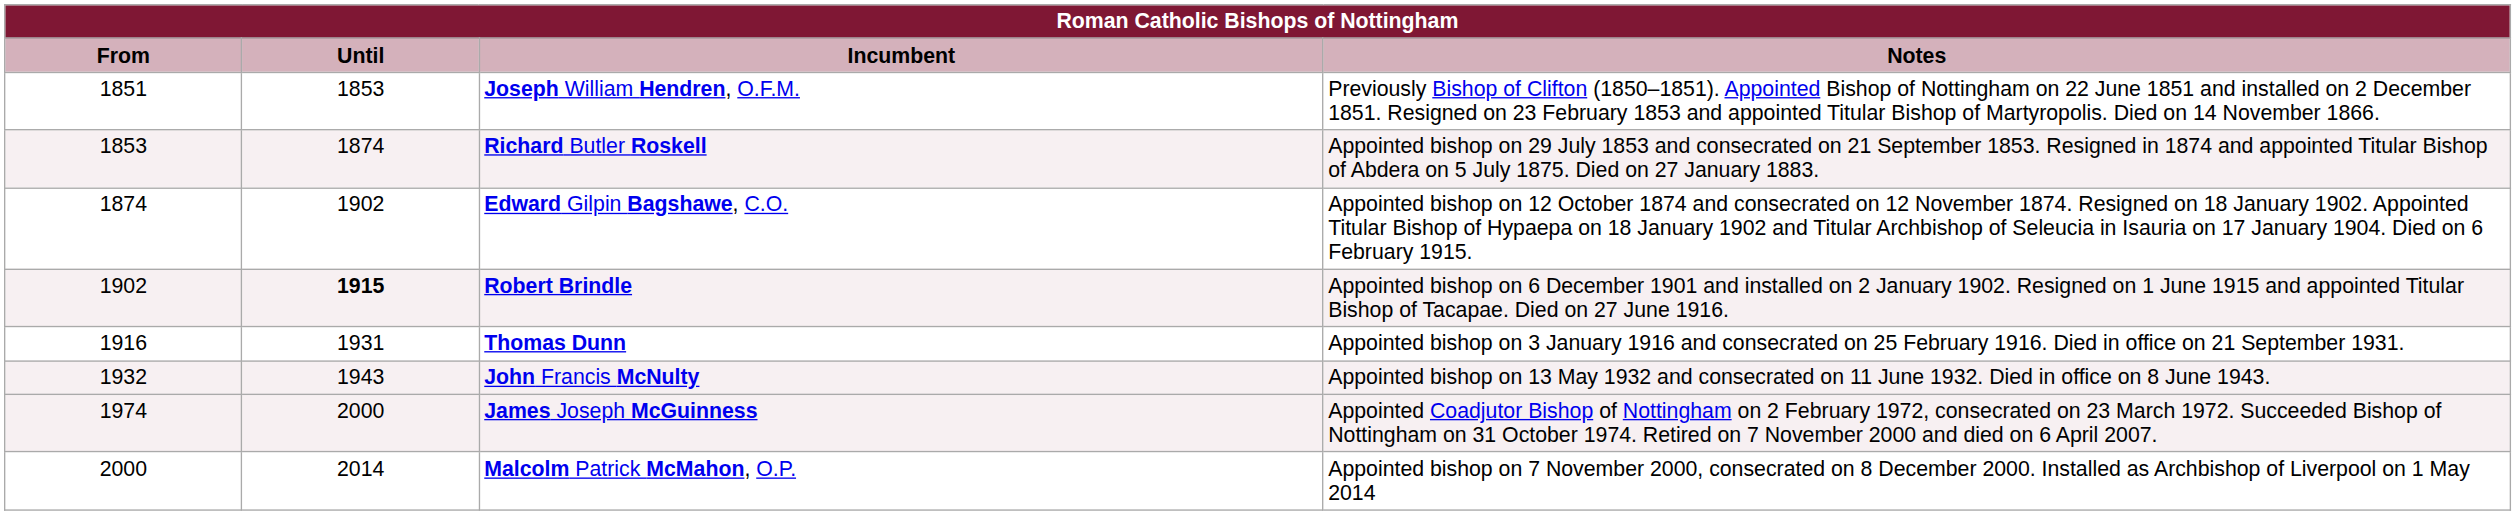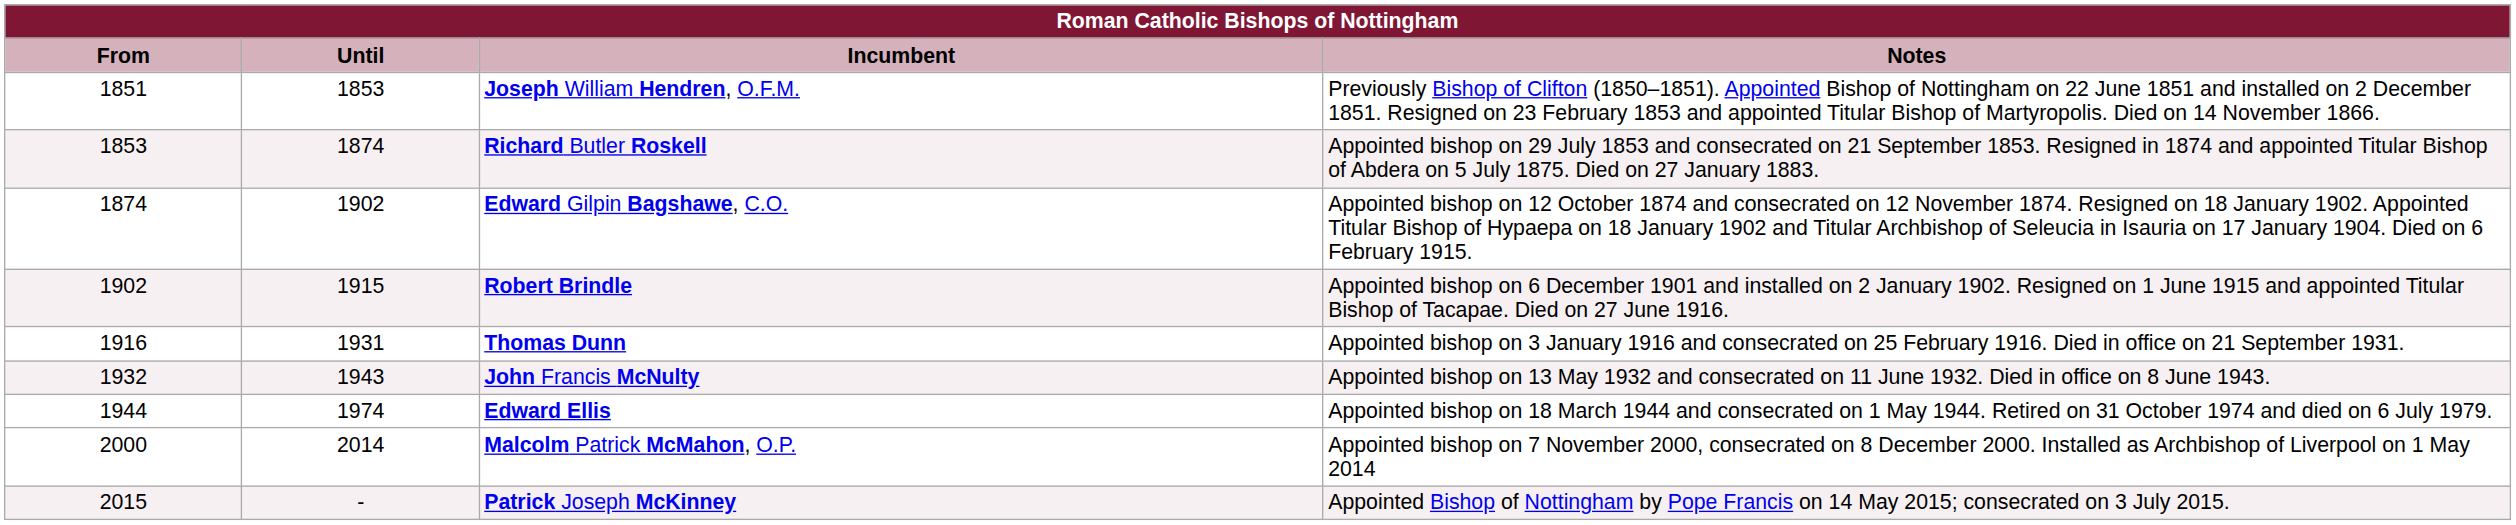(361, 285) bold -> (361, 285) normal
+ row: (548, 411)
- row: (621, 411)
+ row: (610, 502)
